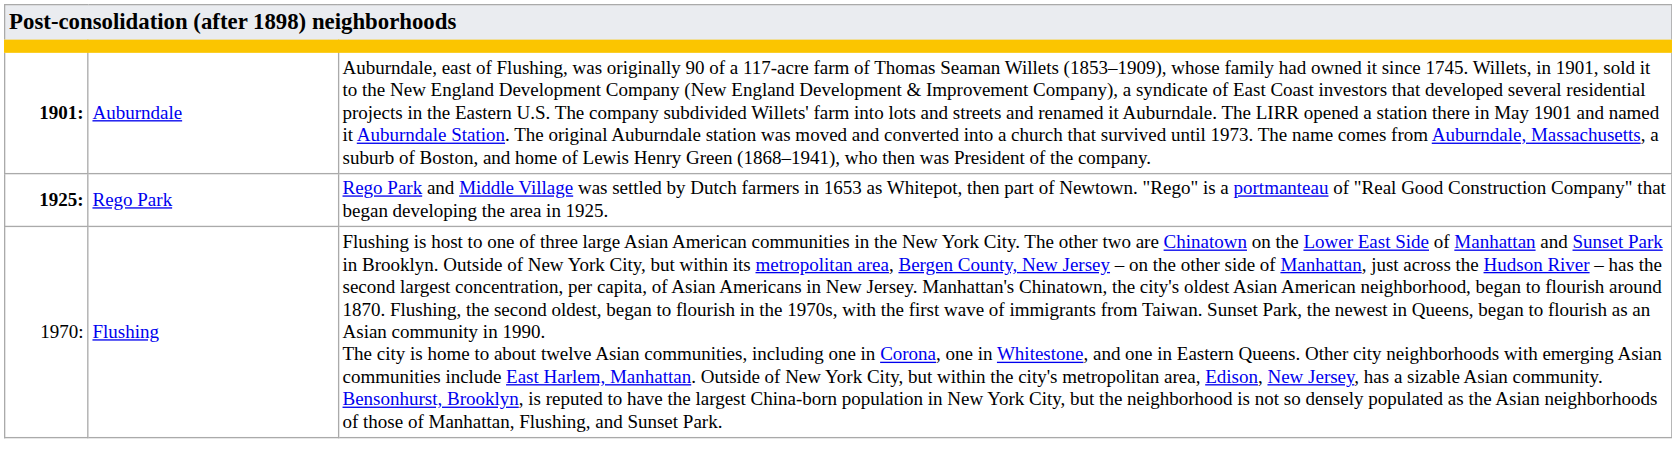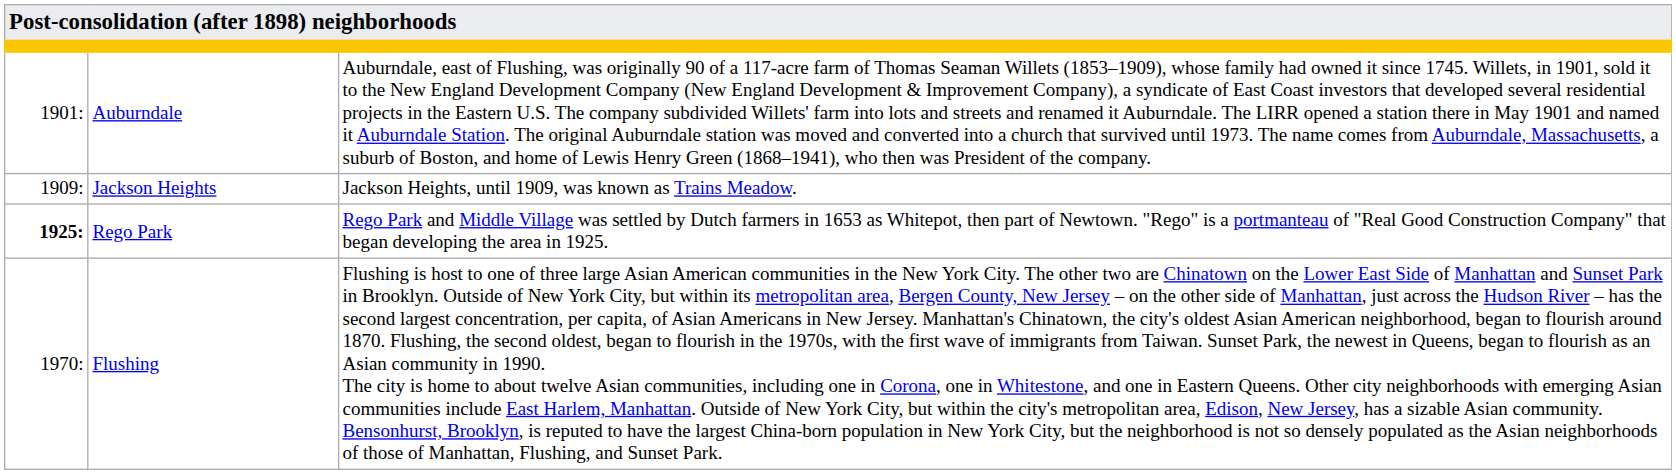(61, 112) bold -> (62, 112) normal
+ row: (154, 188)
